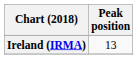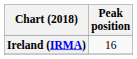(111, 44) 13 -> (111, 44) 16
